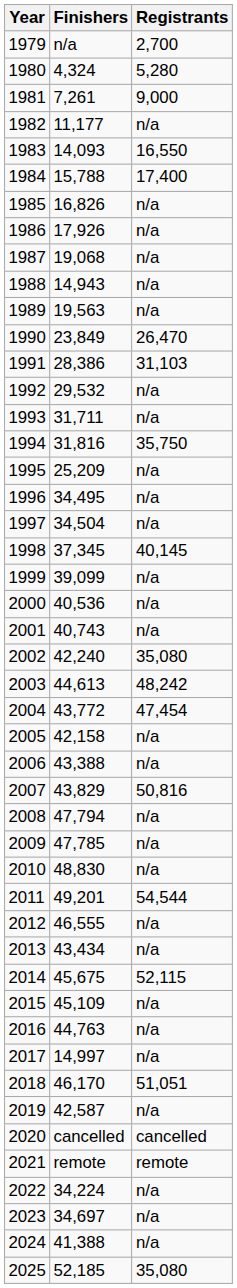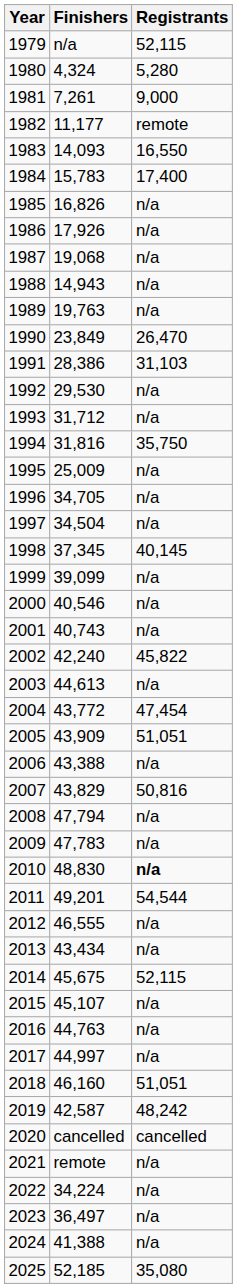(157, 44) 2,700 -> (161, 44) 52,115
(148, 124) n/a -> (162, 124) remote
(79, 177) 15,788 -> (79, 177) 15,783
(79, 310) 19,563 -> (79, 310) 19,763
(79, 390) 29,532 -> (79, 390) 29,530
(79, 417) 31,711 -> (79, 417) 31,712
(79, 470) 25,209 -> (79, 470) 25,009
(79, 497) 34,495 -> (79, 497) 34,705
(79, 603) 40,536 -> (79, 603) 40,546
(162, 657) 35,080 -> (162, 657) 45,822
(162, 683) 48,242 -> (148, 683) n/a
(79, 737) 42,158 -> (79, 737) 43,909
(148, 737) n/a -> (162, 737) 51,051
(79, 843) 47,785 -> (79, 843) 47,783
(148, 870) normal -> (148, 870) bold
(79, 1003) 45,109 -> (79, 1003) 45,107
(79, 1056) 14,997 -> (79, 1056) 44,997
(79, 1083) 46,170 -> (79, 1083) 46,160
(148, 1110) n/a -> (162, 1110) 48,242
(162, 1163) remote -> (148, 1163) n/a
(79, 1216) 34,697 -> (79, 1216) 36,497
